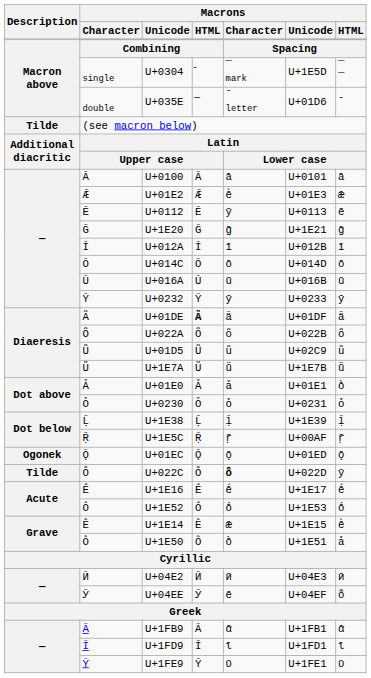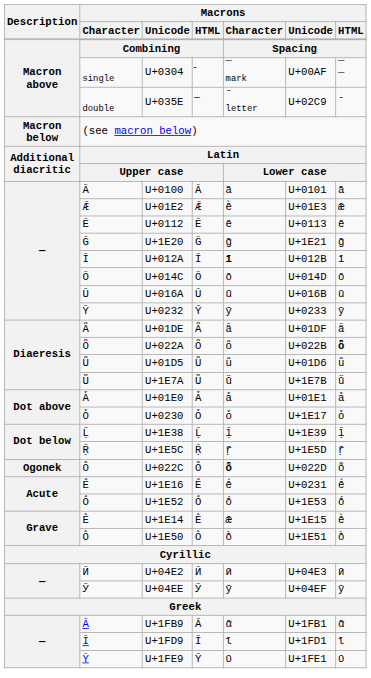(307, 72) U+1E5D -> (307, 72) U+00AF
(307, 102) U+01D6 -> (307, 102) U+02C9
(42, 125) Tilde -> (42, 132) Macron below
(229, 212) ӯ -> (229, 225) ē
(229, 247) normal -> (229, 259) bold
(198, 316) bold -> (198, 329) normal
(341, 334) normal -> (341, 346) bold
(307, 351) U+02C9 -> (307, 364) U+01D6
(341, 386) ṑ -> (341, 398) ǡ
(307, 403) U+0231 -> (307, 416) U+1E17
(307, 438) U+00AF -> (307, 450) U+1E5D
- row: (86, 455)
(42, 473) Tilde -> (42, 468) Ogonek
(341, 473) ӯ -> (341, 468) ȭ
(307, 490) U+1E17 -> (307, 485) U+0231
(341, 542) ǡ -> (341, 537) ṑ
(229, 594) ē -> (229, 589) ӯ
(341, 594) ȭ -> (341, 589) ӯ
